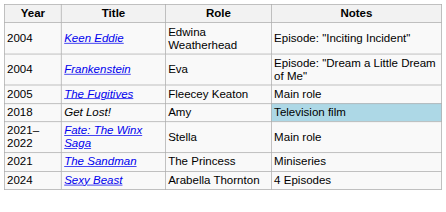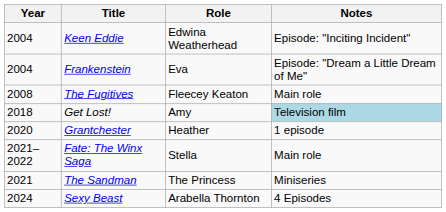(20, 94) 2005 -> (20, 94) 2008
+ row: (97, 130)
